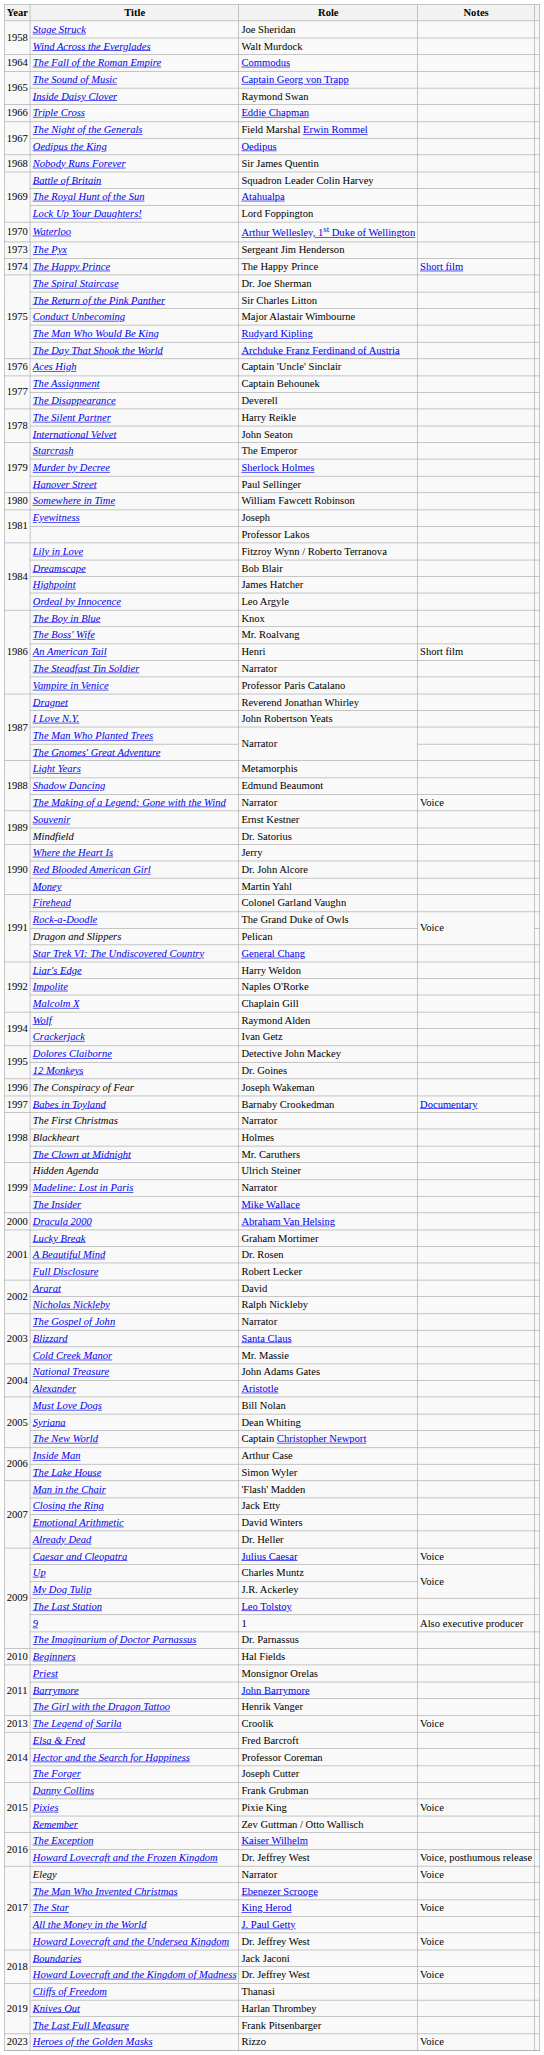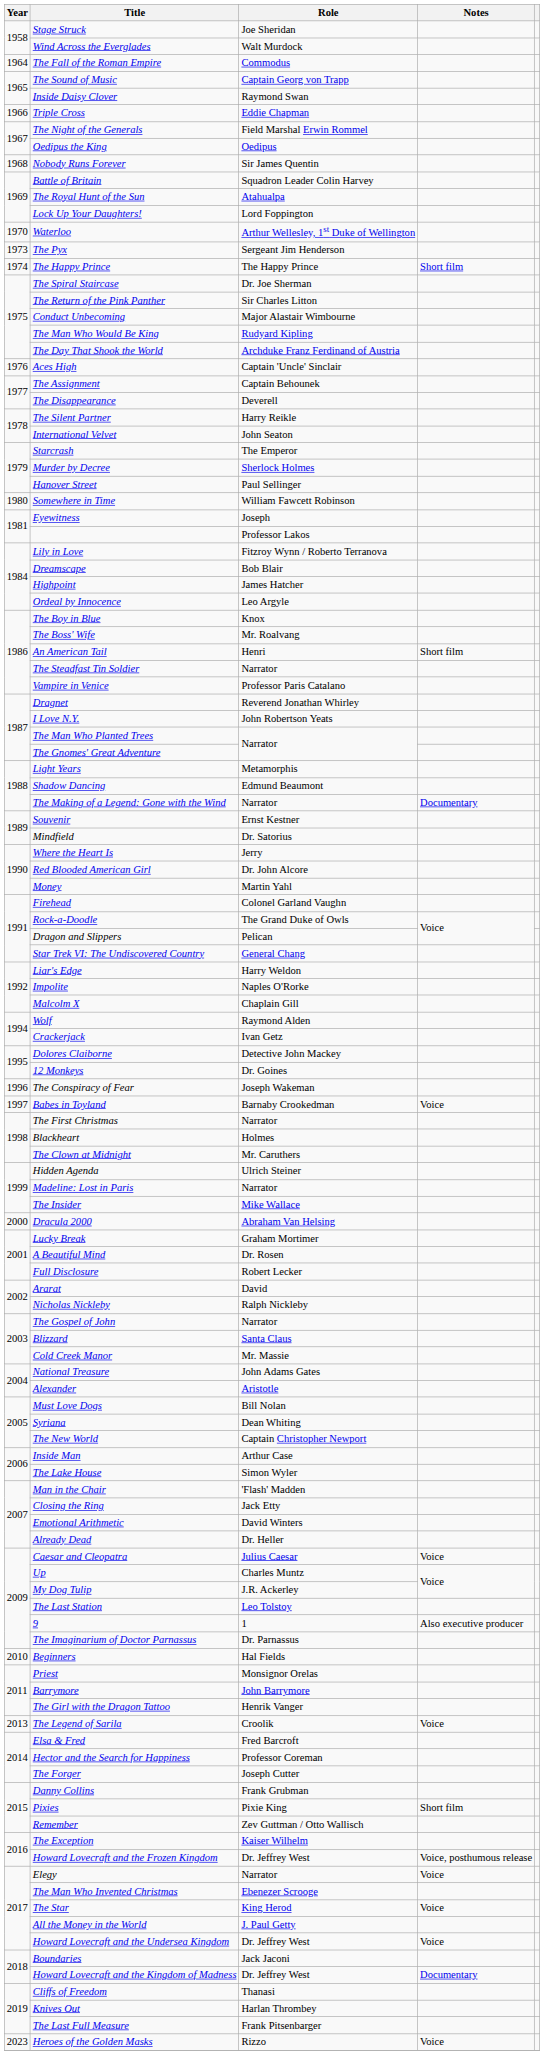(432, 802) Voice -> (449, 802) Documentary
(449, 1104) Documentary -> (432, 1104) Voice
(432, 1807) Voice -> (442, 1807) Short film
(432, 1975) Voice -> (449, 1975) Documentary
